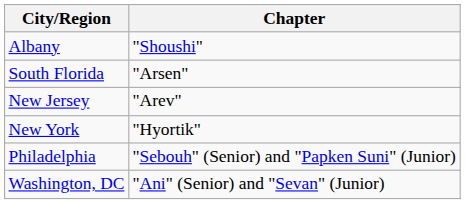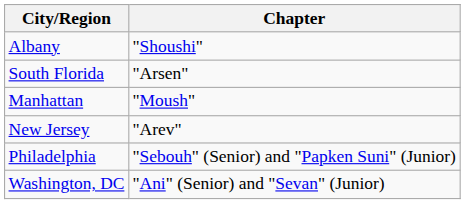+ row: (46, 101)
- row: (44, 128)
